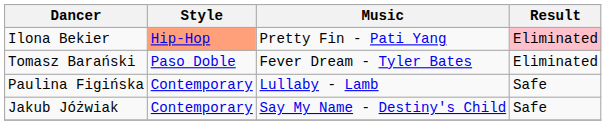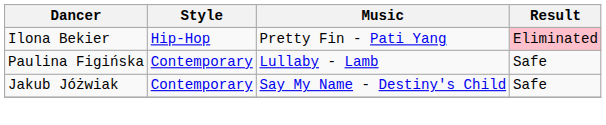(180, 39) lightsalmon background -> (180, 39) no background
- row: (72, 62)
